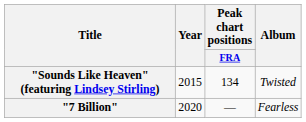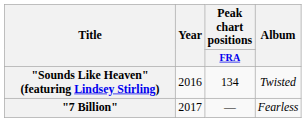(190, 82) 2015 -> (190, 82) 2016
(190, 108) 2020 -> (190, 108) 2017
